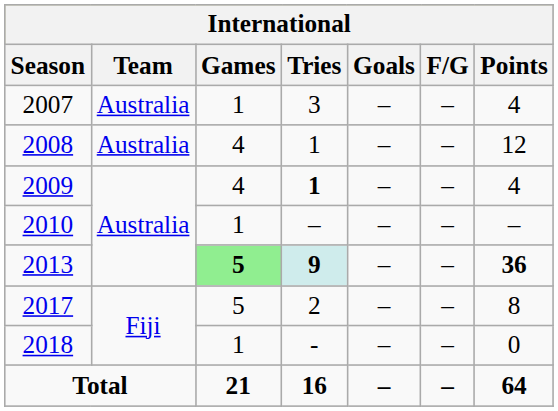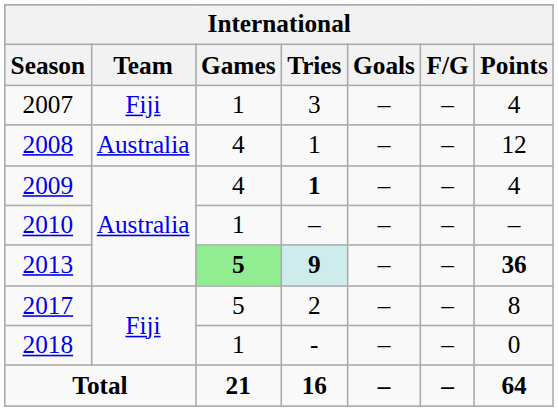(143, 104) Australia -> (143, 104) Fiji
